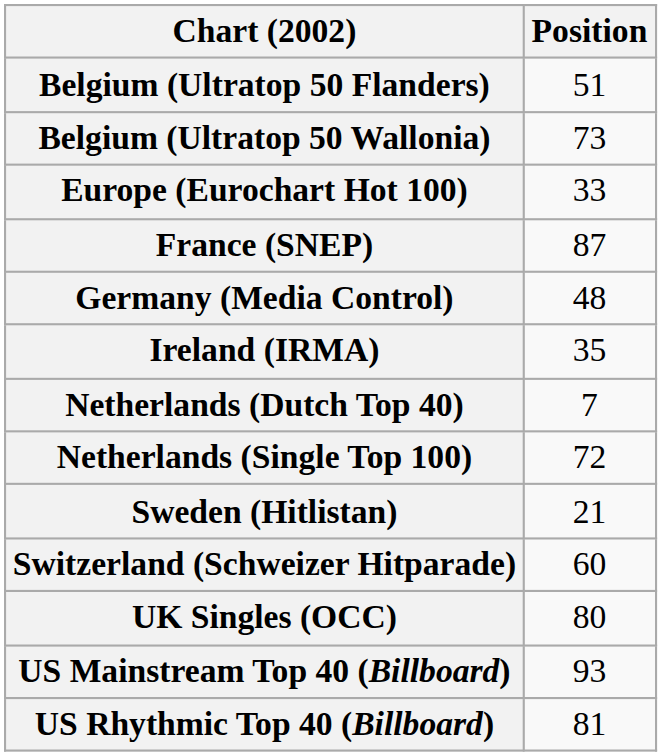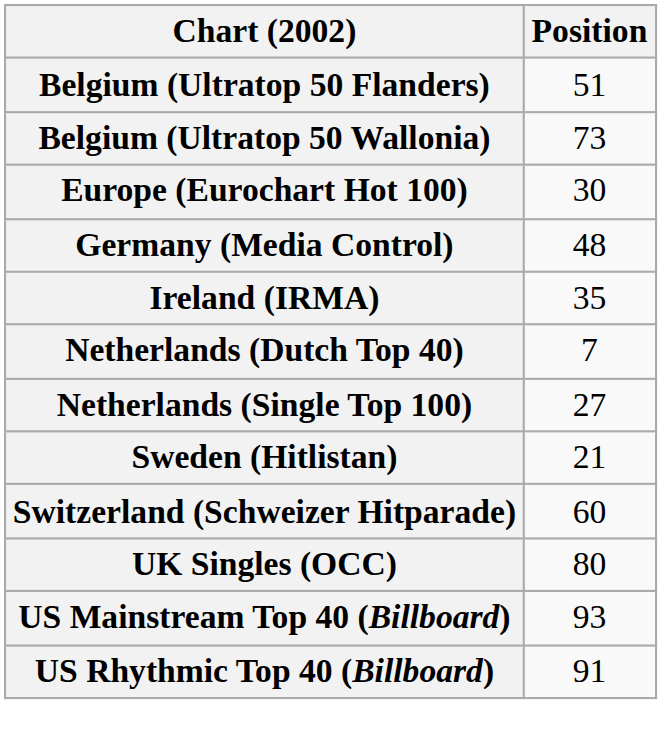(589, 191) 33 -> (589, 191) 30
- row: (264, 244)
(589, 457) 72 -> (589, 404) 27
(589, 723) 81 -> (589, 670) 91
